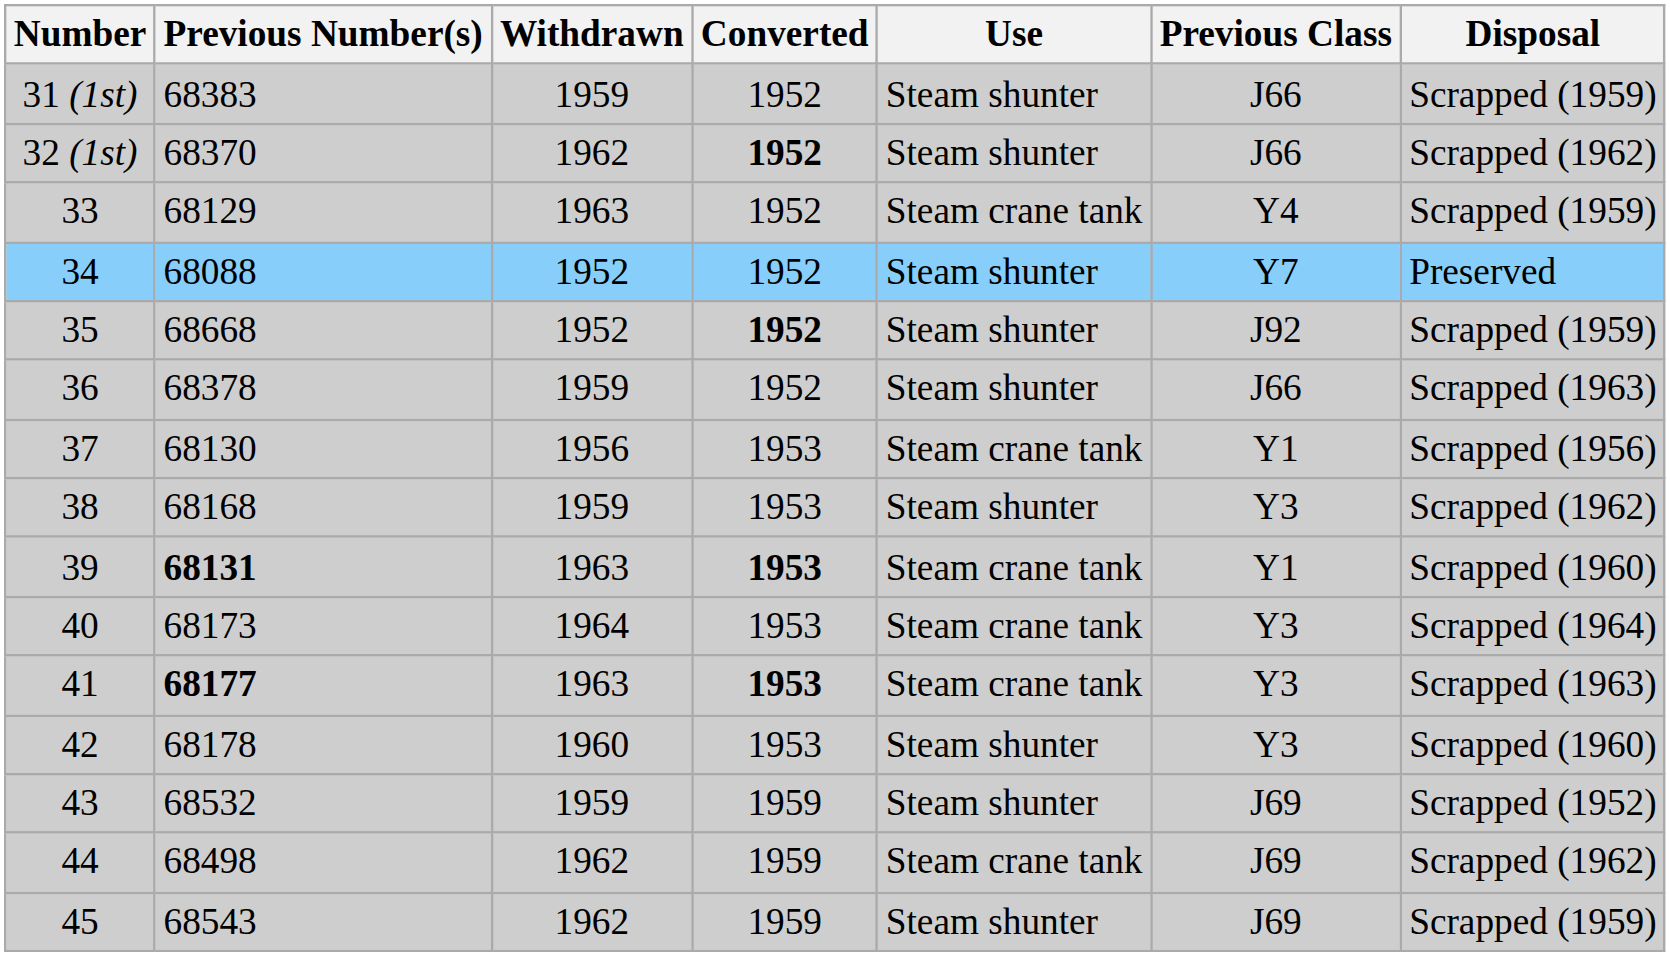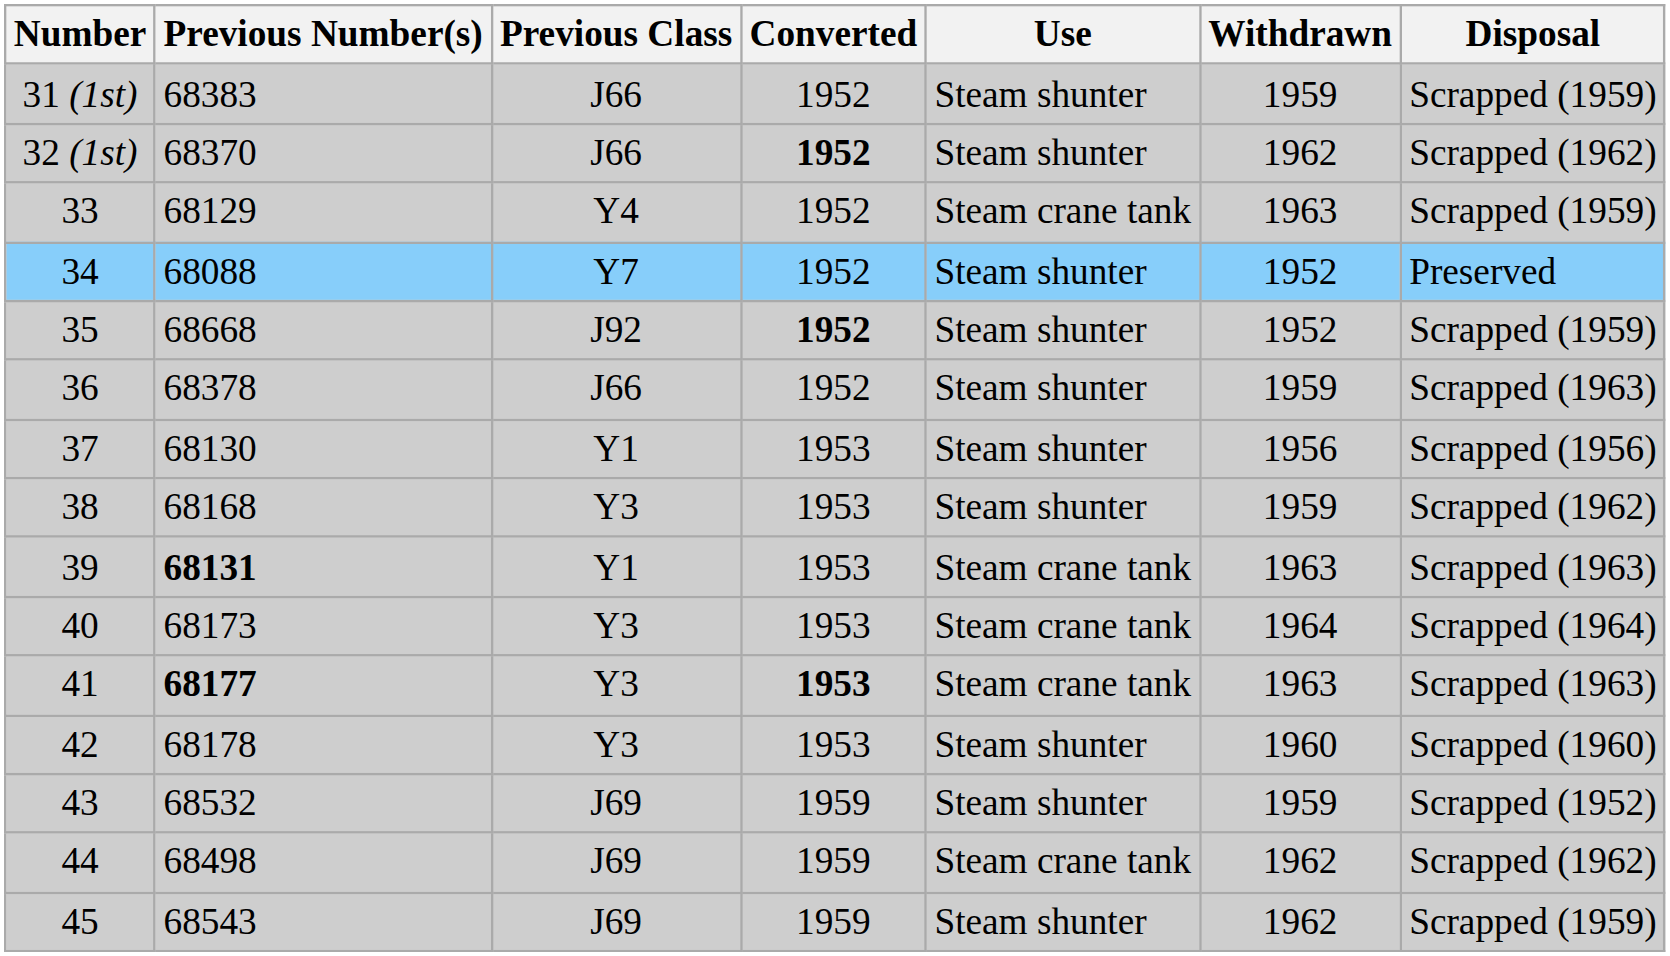columns swapped: (1276, 34) <-> (592, 34)
(1014, 447) Steam crane tank -> (1041, 447) Steam shunter
(785, 566) bold -> (833, 566) normal
(1533, 566) Scrapped (1960) -> (1533, 566) Scrapped (1963)
